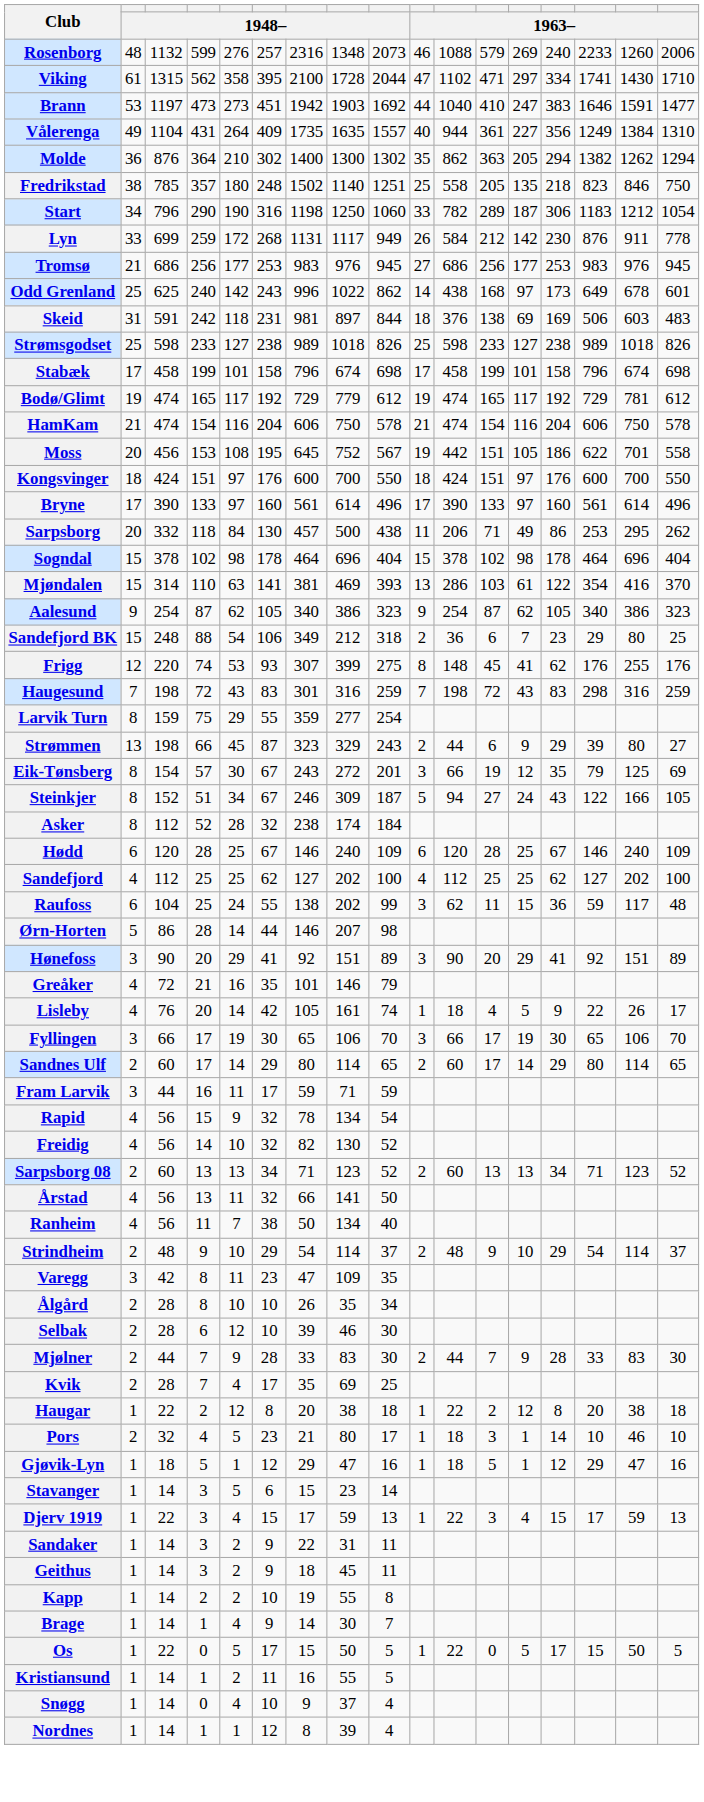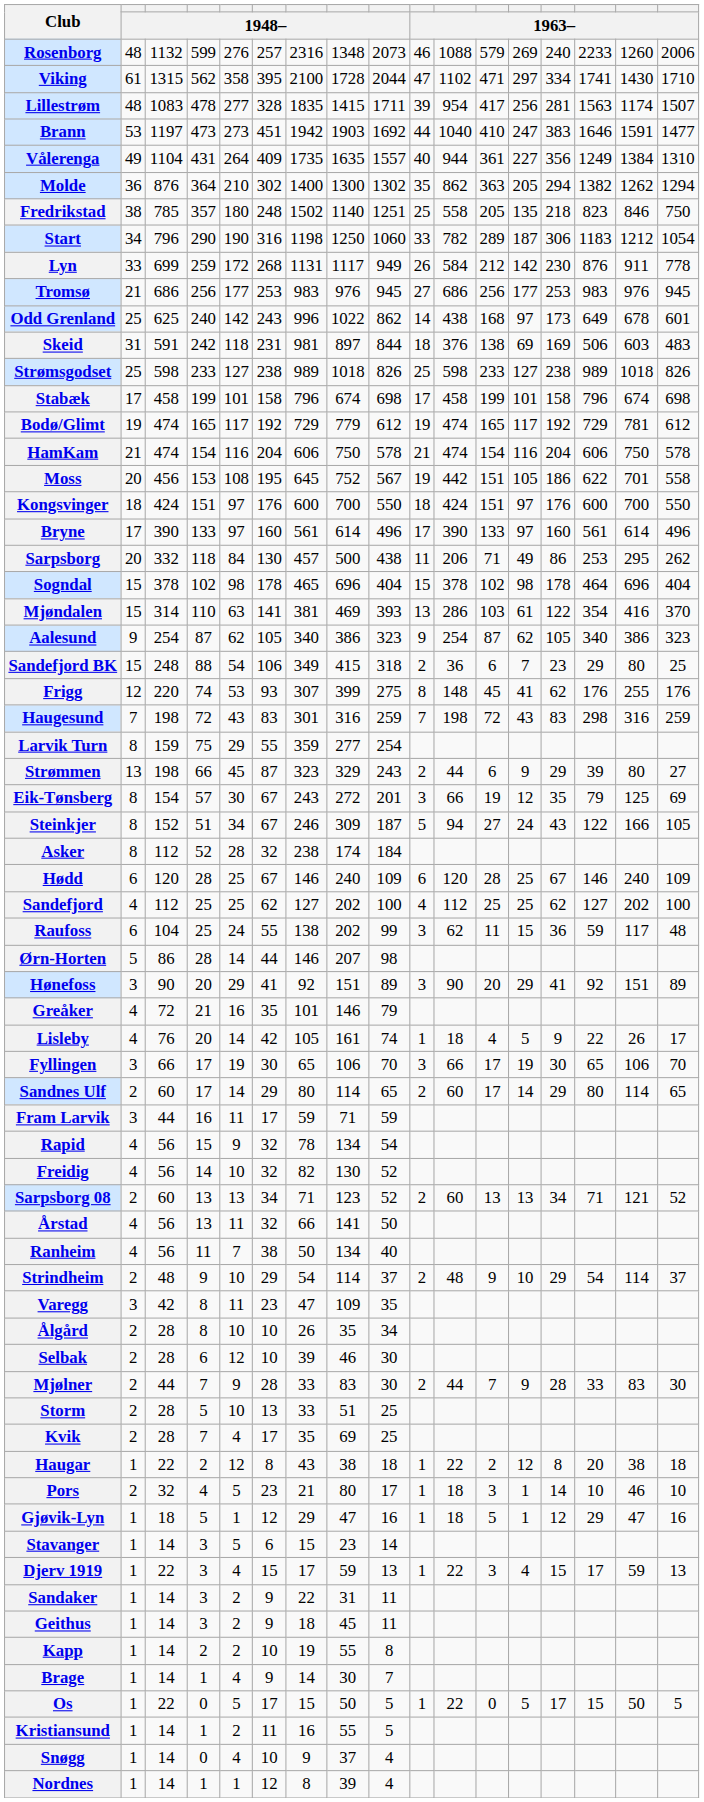+ row: (63, 105)
(306, 558) 464 -> (306, 585) 465
(348, 638) 212 -> (348, 665) 415
(637, 1171) 123 -> (637, 1197) 121
+ row: (63, 1411)
(306, 1411) 20 -> (306, 1464) 43
